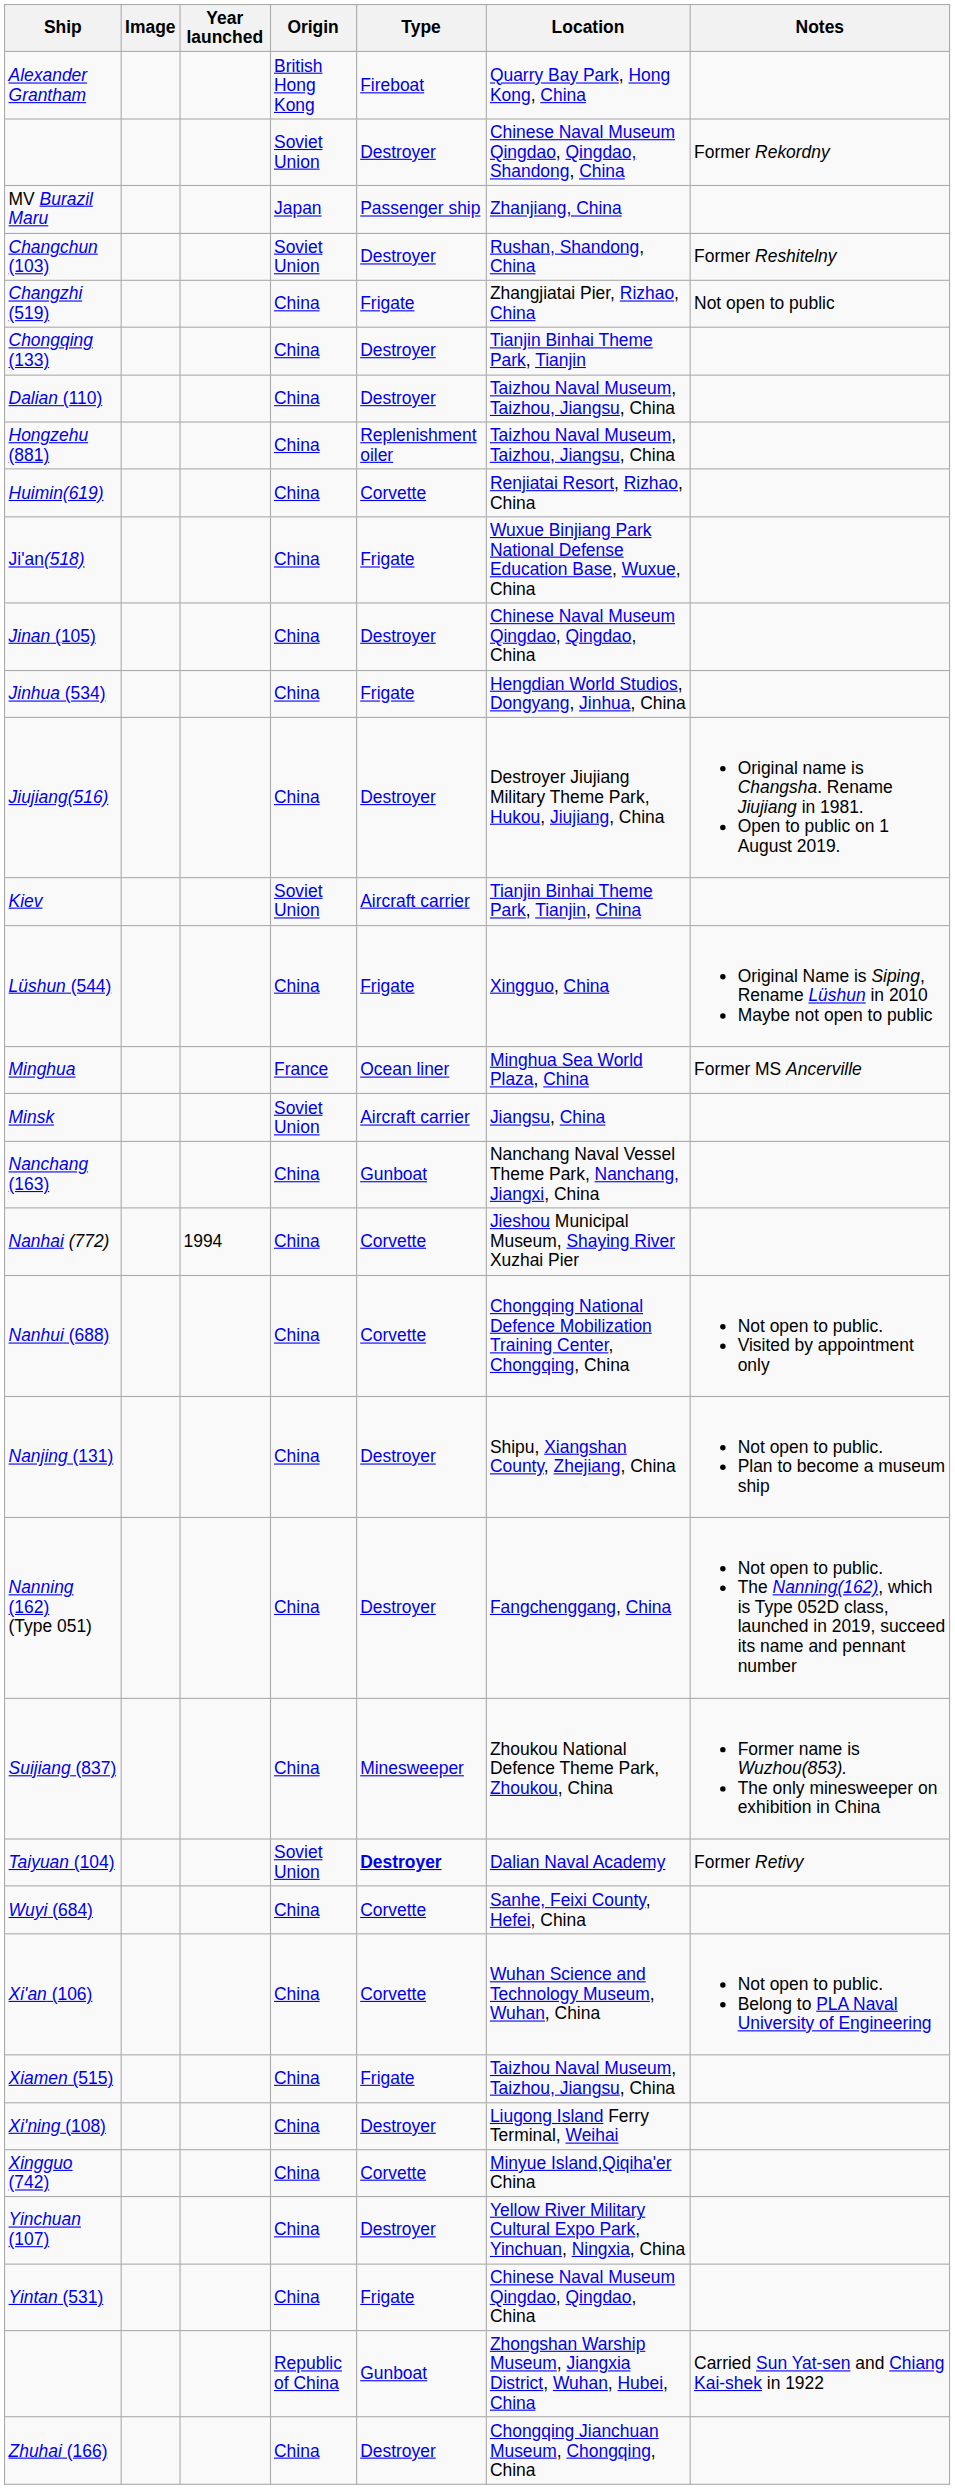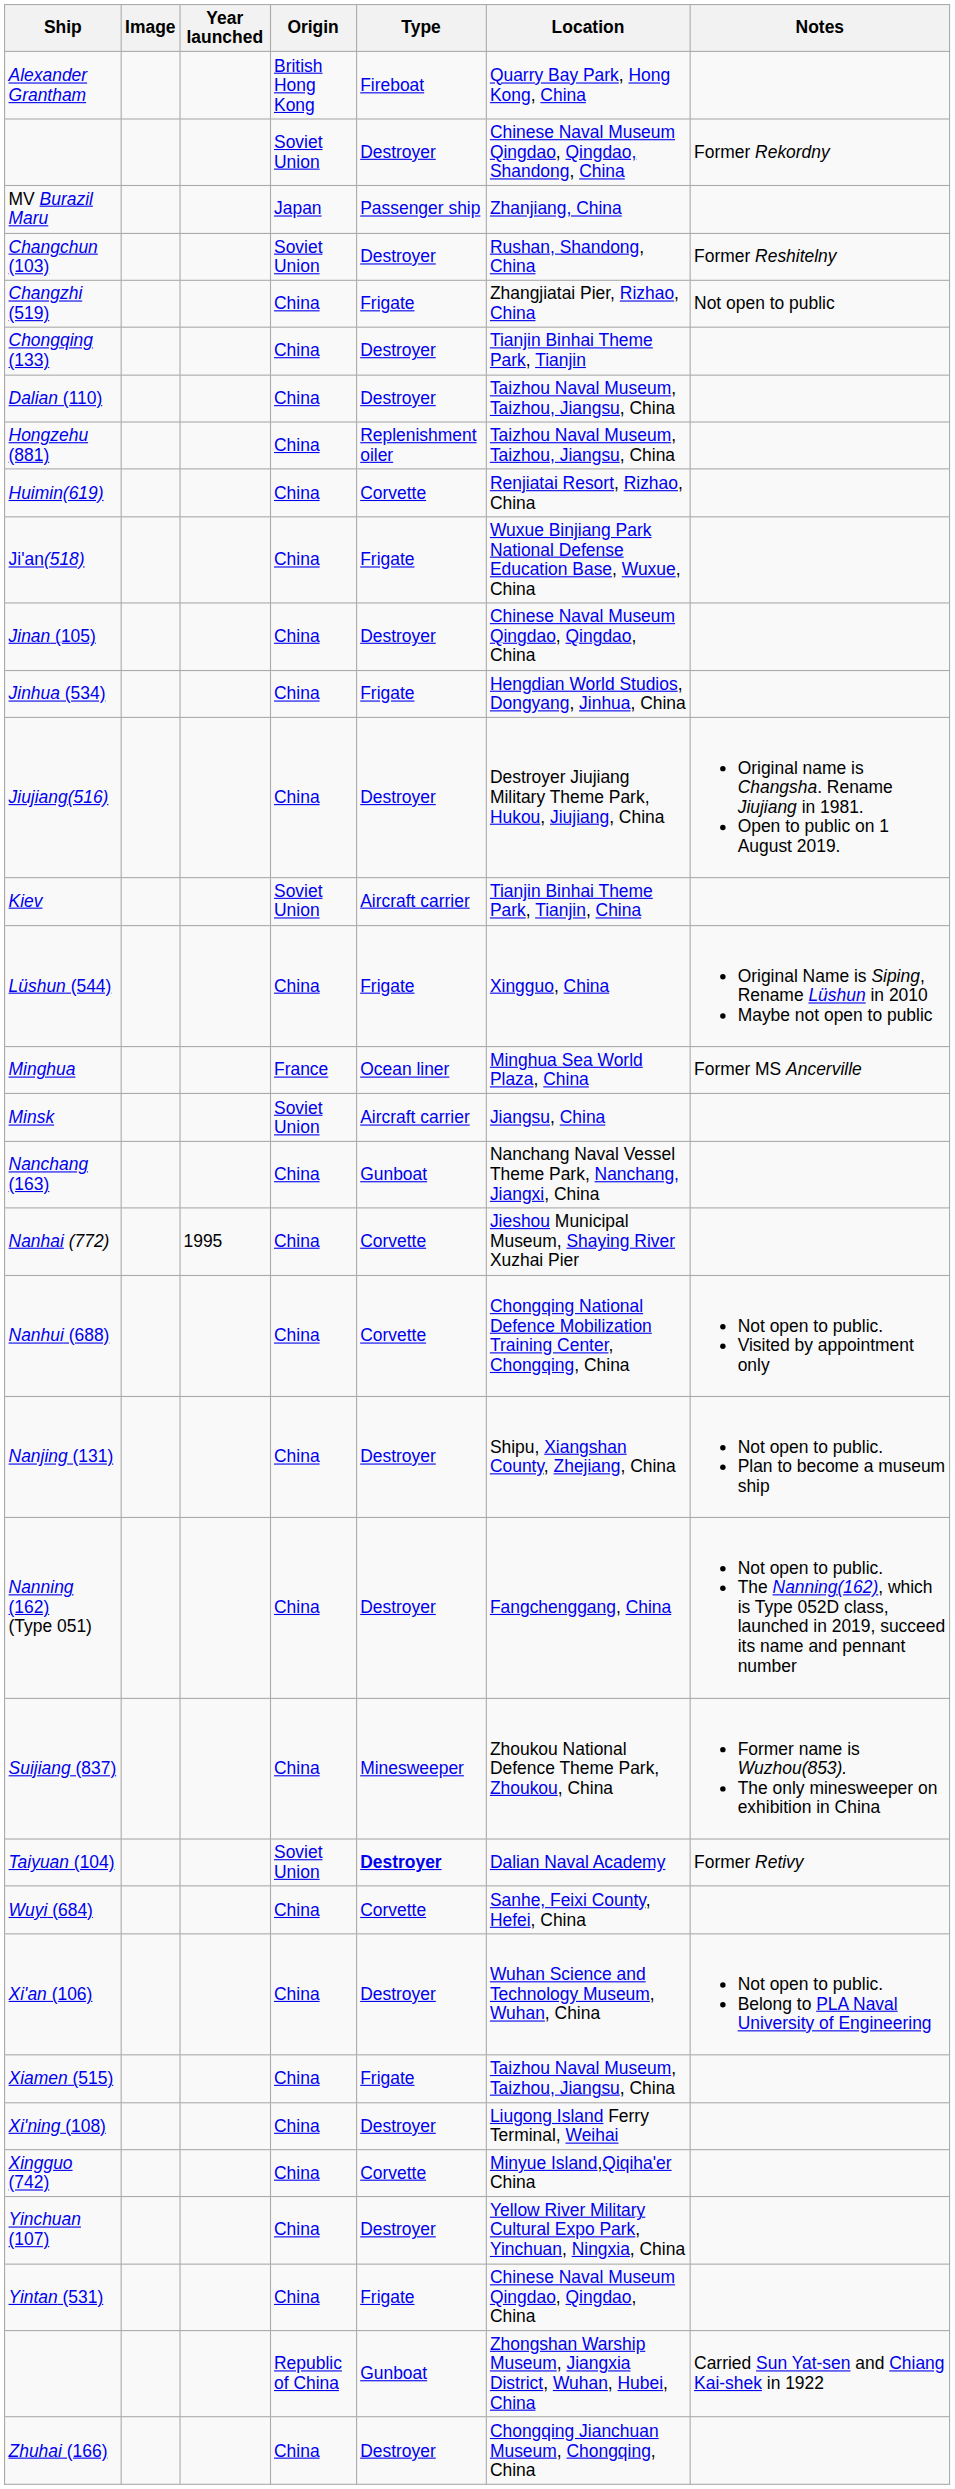(203, 1241) 1994 -> (203, 1241) 1995
(393, 1994) Corvette -> (398, 1994) Destroyer
